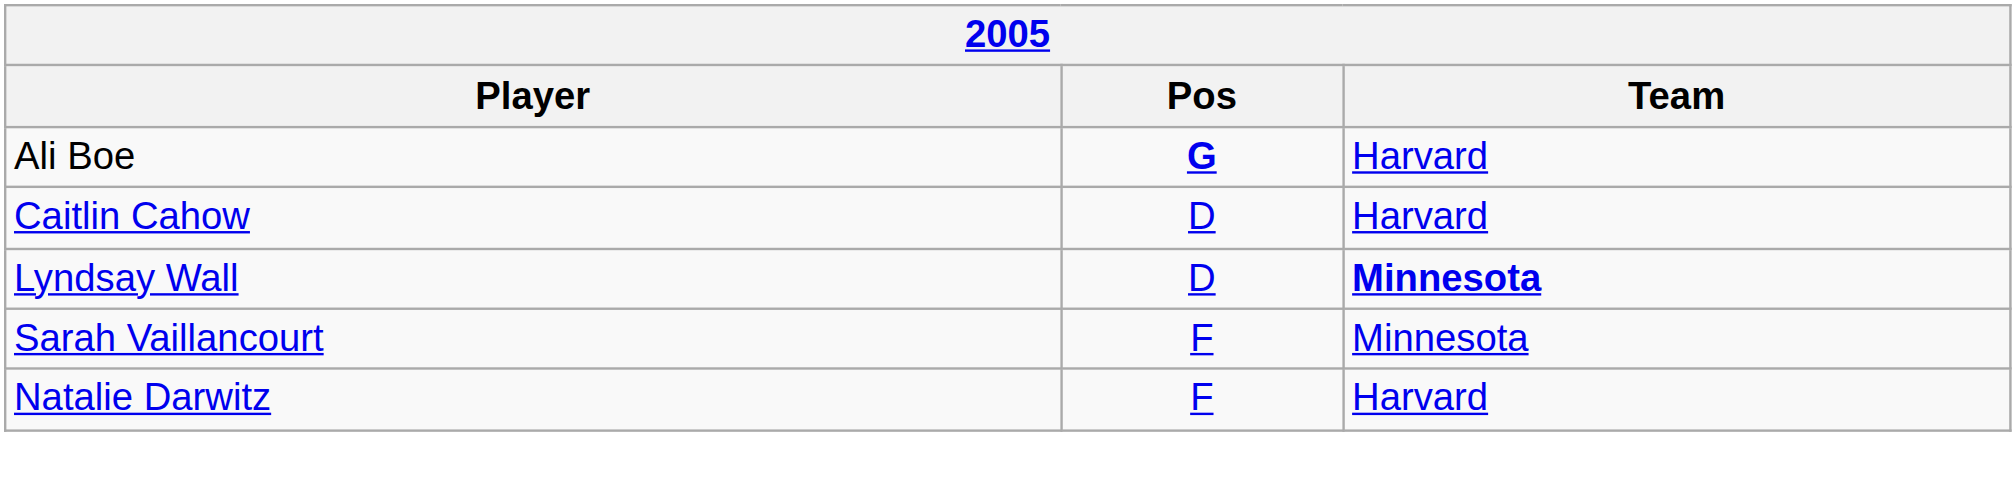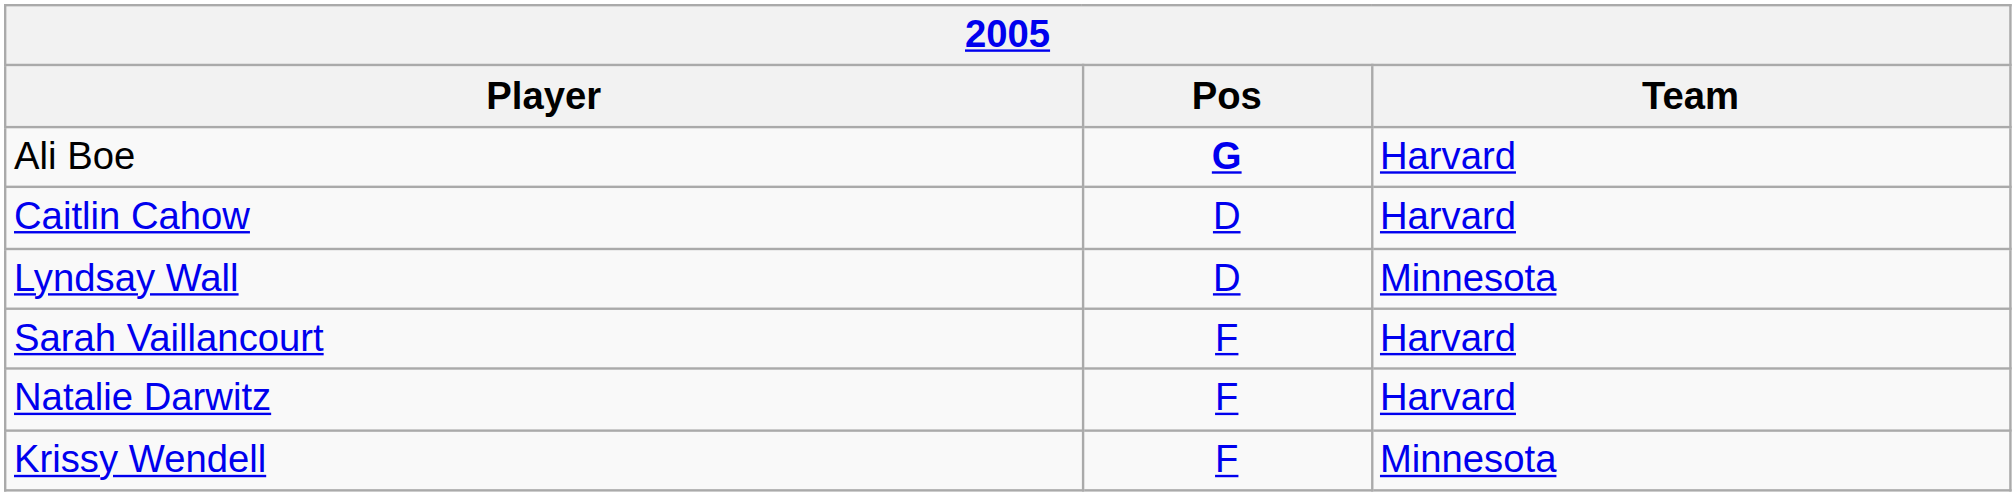(1447, 277) bold -> (1468, 277) normal
(1440, 338) Minnesota -> (1448, 338) Harvard
+ row: (140, 459)
